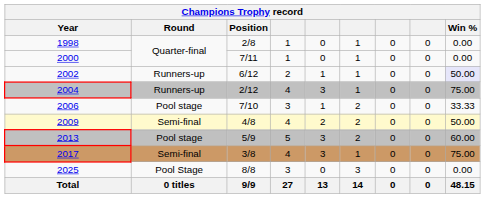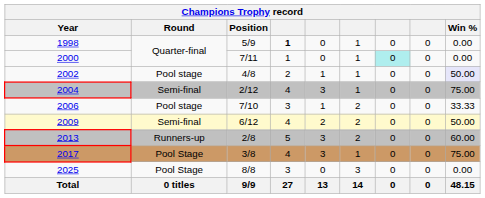(249, 43) 2/8 -> (249, 43) 5/9
(288, 43) normal -> (288, 43) bold
(393, 58) no background -> (393, 58) paleturquoise background
(179, 74) Runners-up -> (179, 74) Pool stage
(249, 74) 6/12 -> (249, 74) 4/8
(179, 90) Runners-up -> (179, 90) Semi-final
(249, 121) 4/8 -> (249, 121) 6/12
(179, 137) Pool stage -> (179, 137) Runners-up
(249, 137) 5/9 -> (249, 137) 2/8
(179, 153) Semi-final -> (179, 153) Pool Stage
